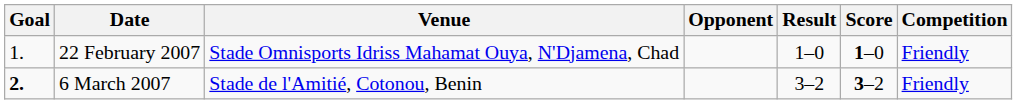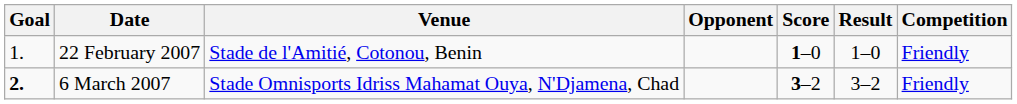columns swapped: (869, 20) <-> (809, 20)
(444, 51) Stade Omnisports Idriss Mahamat Ouya, N'Djamena, Chad -> (346, 51) Stade de l'Amitié, Cotonou, Benin
(346, 83) Stade de l'Amitié, Cotonou, Benin -> (444, 83) Stade Omnisports Idriss Mahamat Ouya, N'Djamena, Chad
